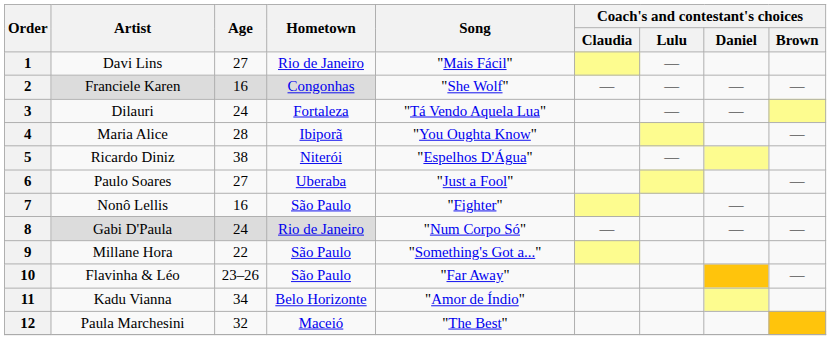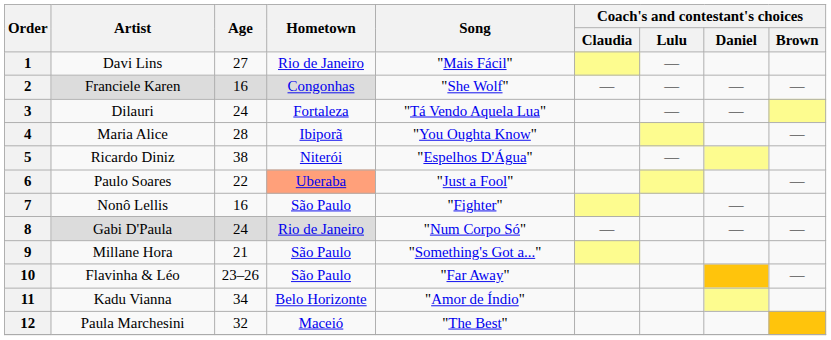(240, 181) 27 -> (240, 181) 22
(321, 181) no background -> (321, 181) lightsalmon background
(240, 252) 22 -> (240, 252) 21
